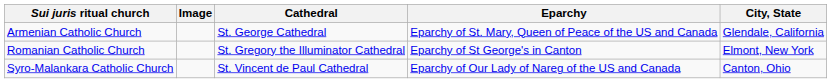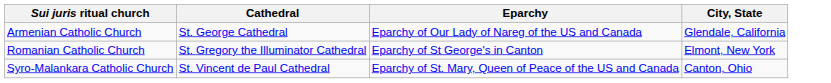- column: (195, 13)
(564, 31) Eparchy of St. Mary, Queen of Peace of the US and Canada -> (507, 31) Eparchy of Our Lady of Nareg of the US and Canada
(545, 68) Eparchy of Our Lady of Nareg of the US and Canada -> (525, 68) Eparchy of St. Mary, Queen of Peace of the US and Canada
